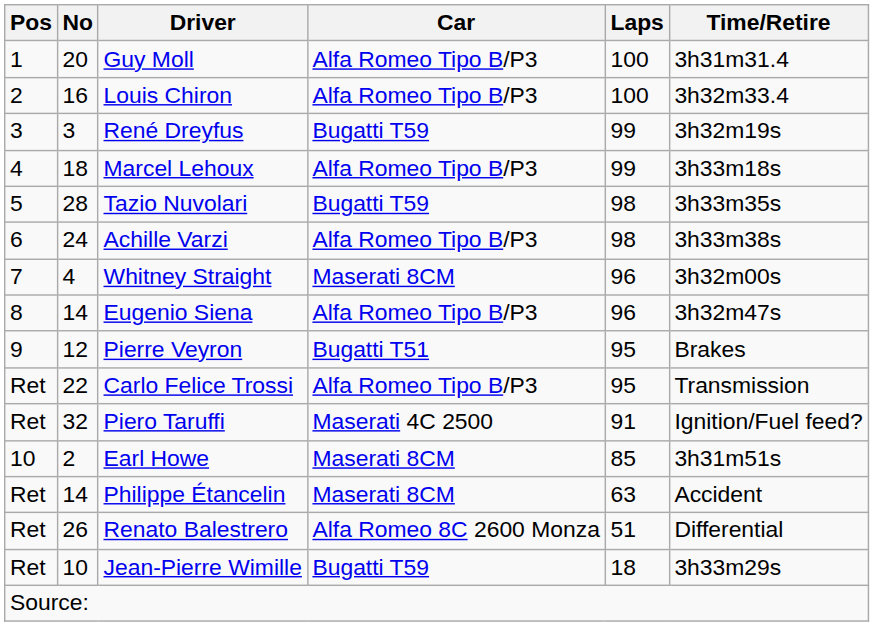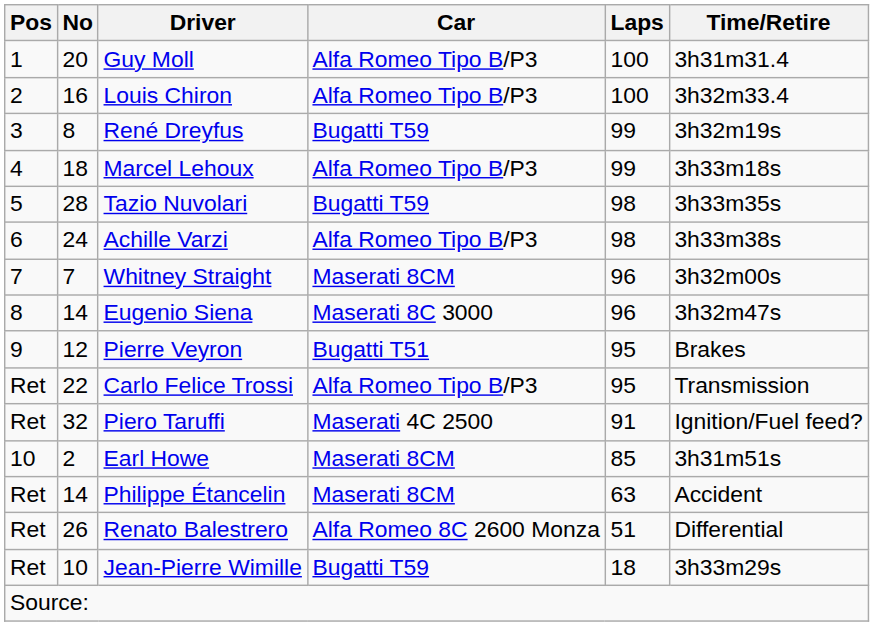(69, 131) 3 -> (69, 131) 8
(69, 276) 4 -> (69, 276) 7
(425, 312) Alfa Romeo Tipo B/P3 -> (403, 312) Maserati 8C 3000
